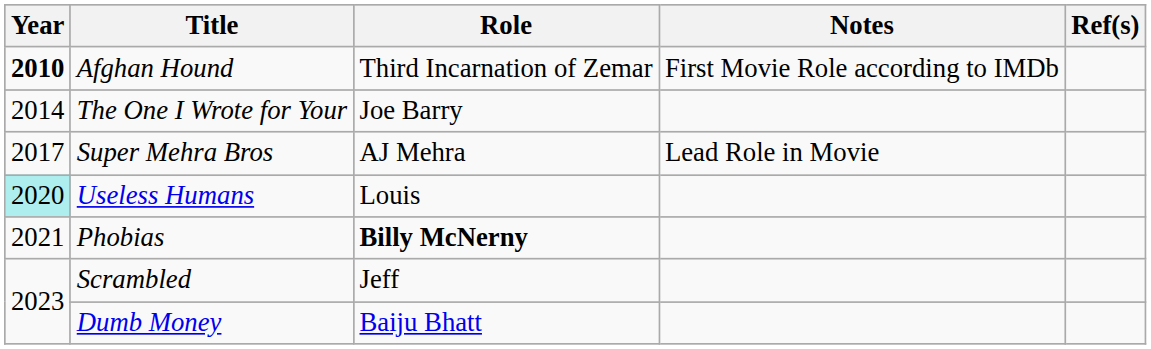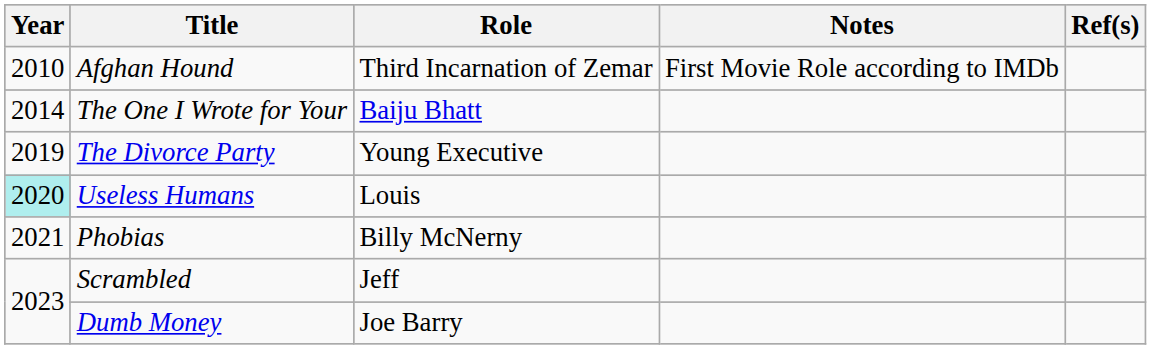(38, 68) bold -> (38, 68) normal
(411, 110) Joe Barry -> (421, 110) Baiju Bhatt
- row: (175, 152)
+ row: (176, 152)
(444, 237) bold -> (441, 237) normal
(421, 322) Baiju Bhatt -> (411, 322) Joe Barry
